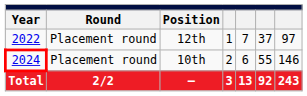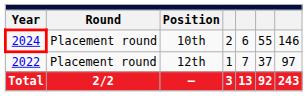rows swapped: (191, 39) <-> (191, 60)
